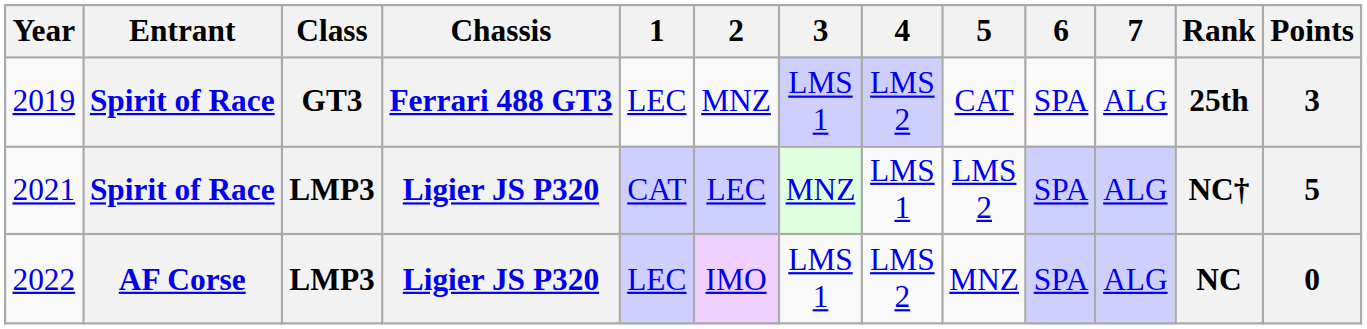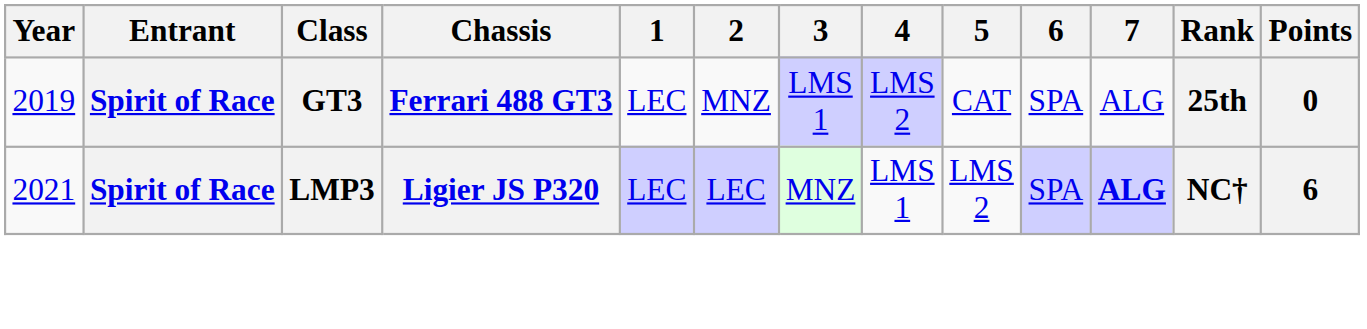(1312, 101) 3 -> (1310, 101) 0
(657, 189) CAT -> (657, 189) LEC
(1135, 189) normal -> (1132, 189) bold
(1312, 189) 5 -> (1310, 189) 6
- row: (44, 278)
